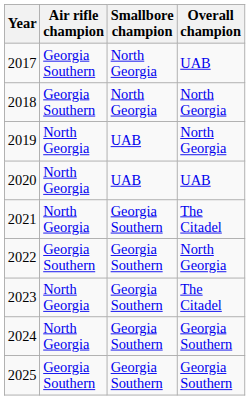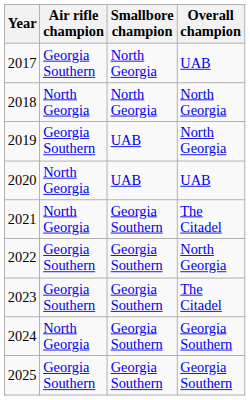(69, 102) Georgia Southern -> (66, 102) North Georgia
(66, 141) North Georgia -> (69, 141) Georgia Southern
(66, 297) North Georgia -> (69, 297) Georgia Southern
